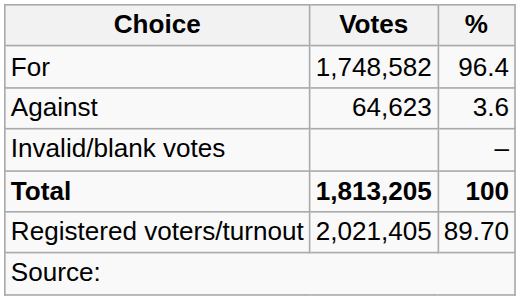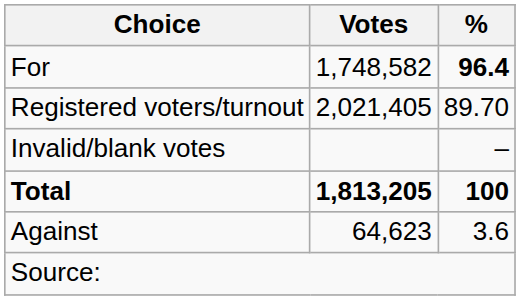(484, 66) normal -> (484, 66) bold
rows swapped: (54, 107) <-> (157, 231)
